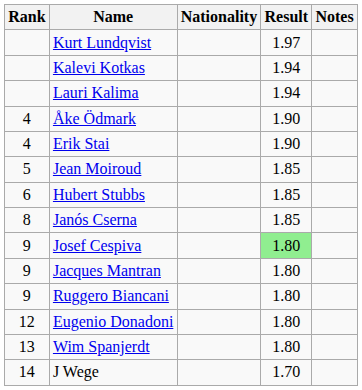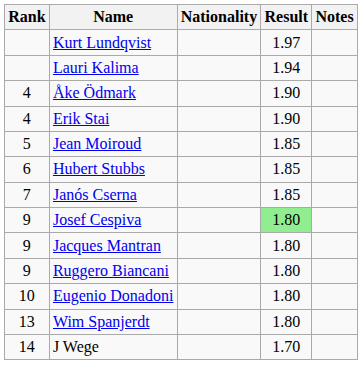- row: (99, 67)
(27, 220) 8 -> (27, 194) 7
(27, 321) 12 -> (27, 296) 10
